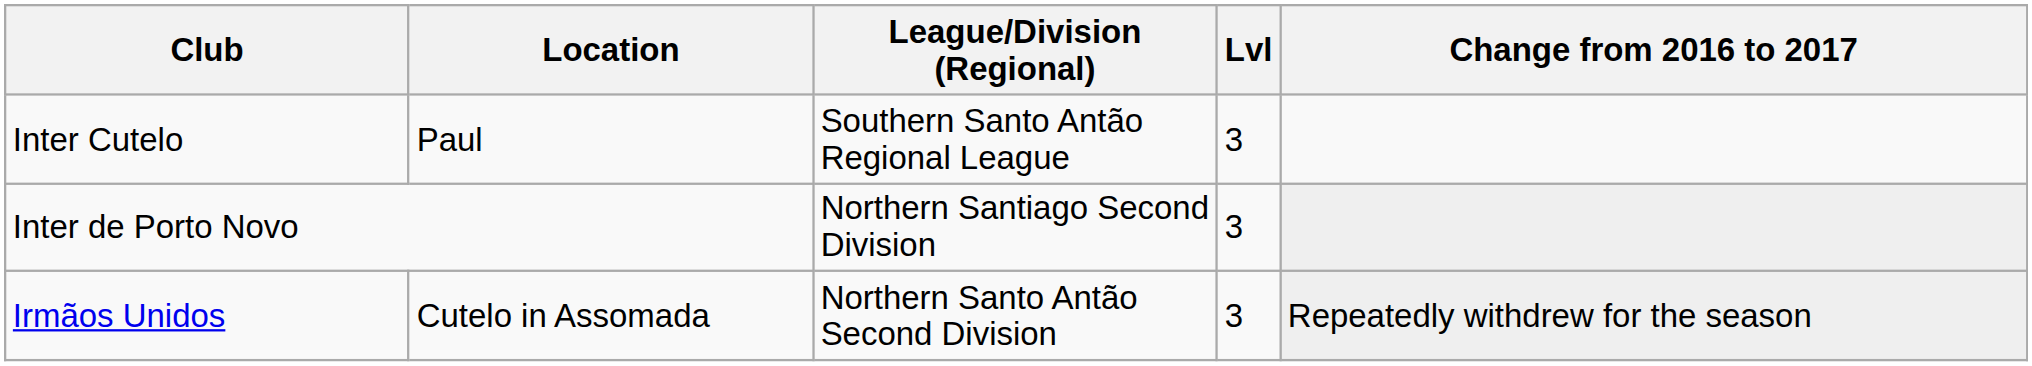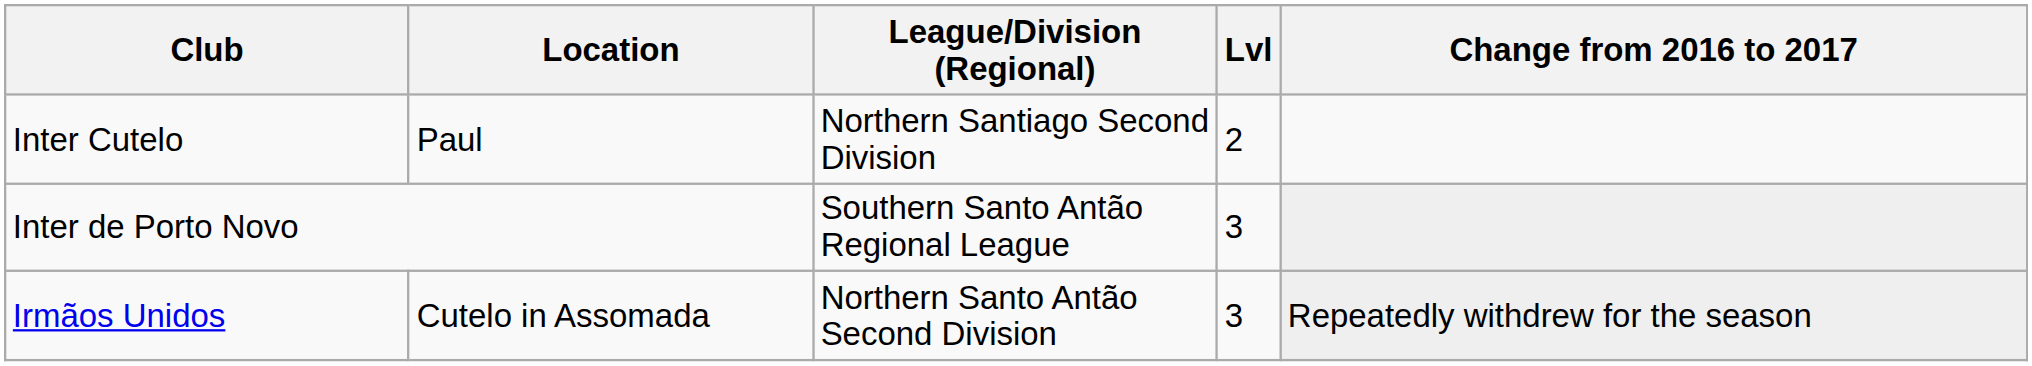(982, 139) Southern Santo Antão Regional League -> (1015, 139) Northern Santiago Second Division
(1234, 139) 3 -> (1234, 139) 2
(1015, 227) Northern Santiago Second Division -> (982, 227) Southern Santo Antão Regional League
